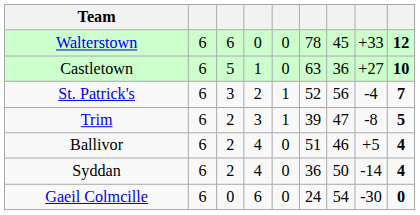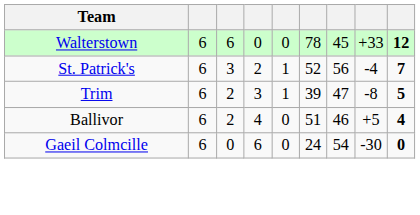- row: (97, 68)
- row: (97, 171)
